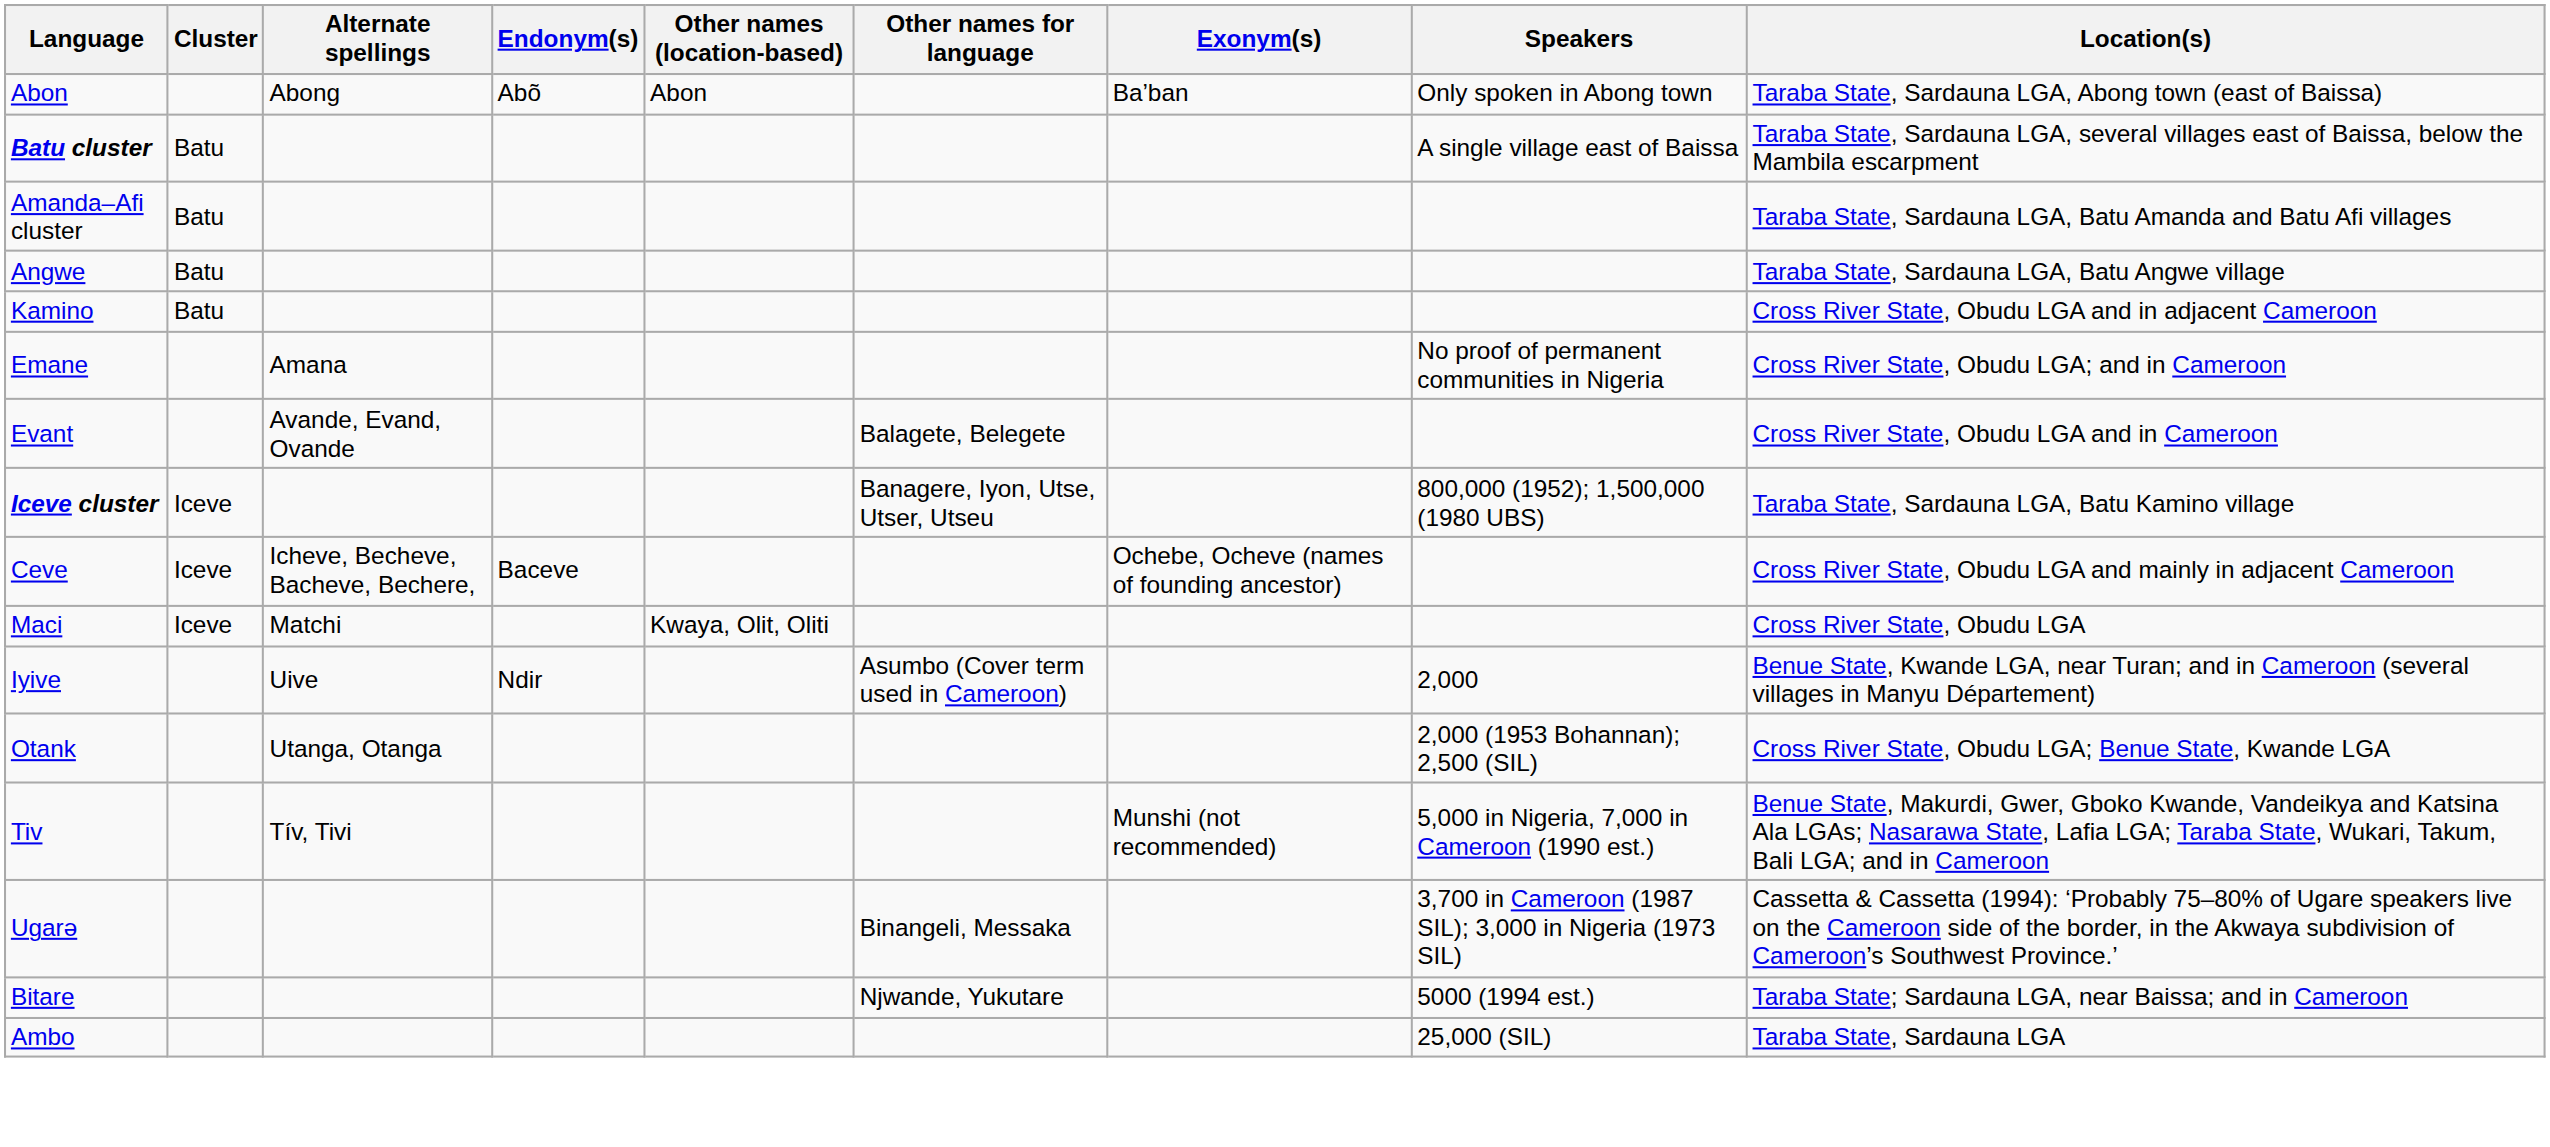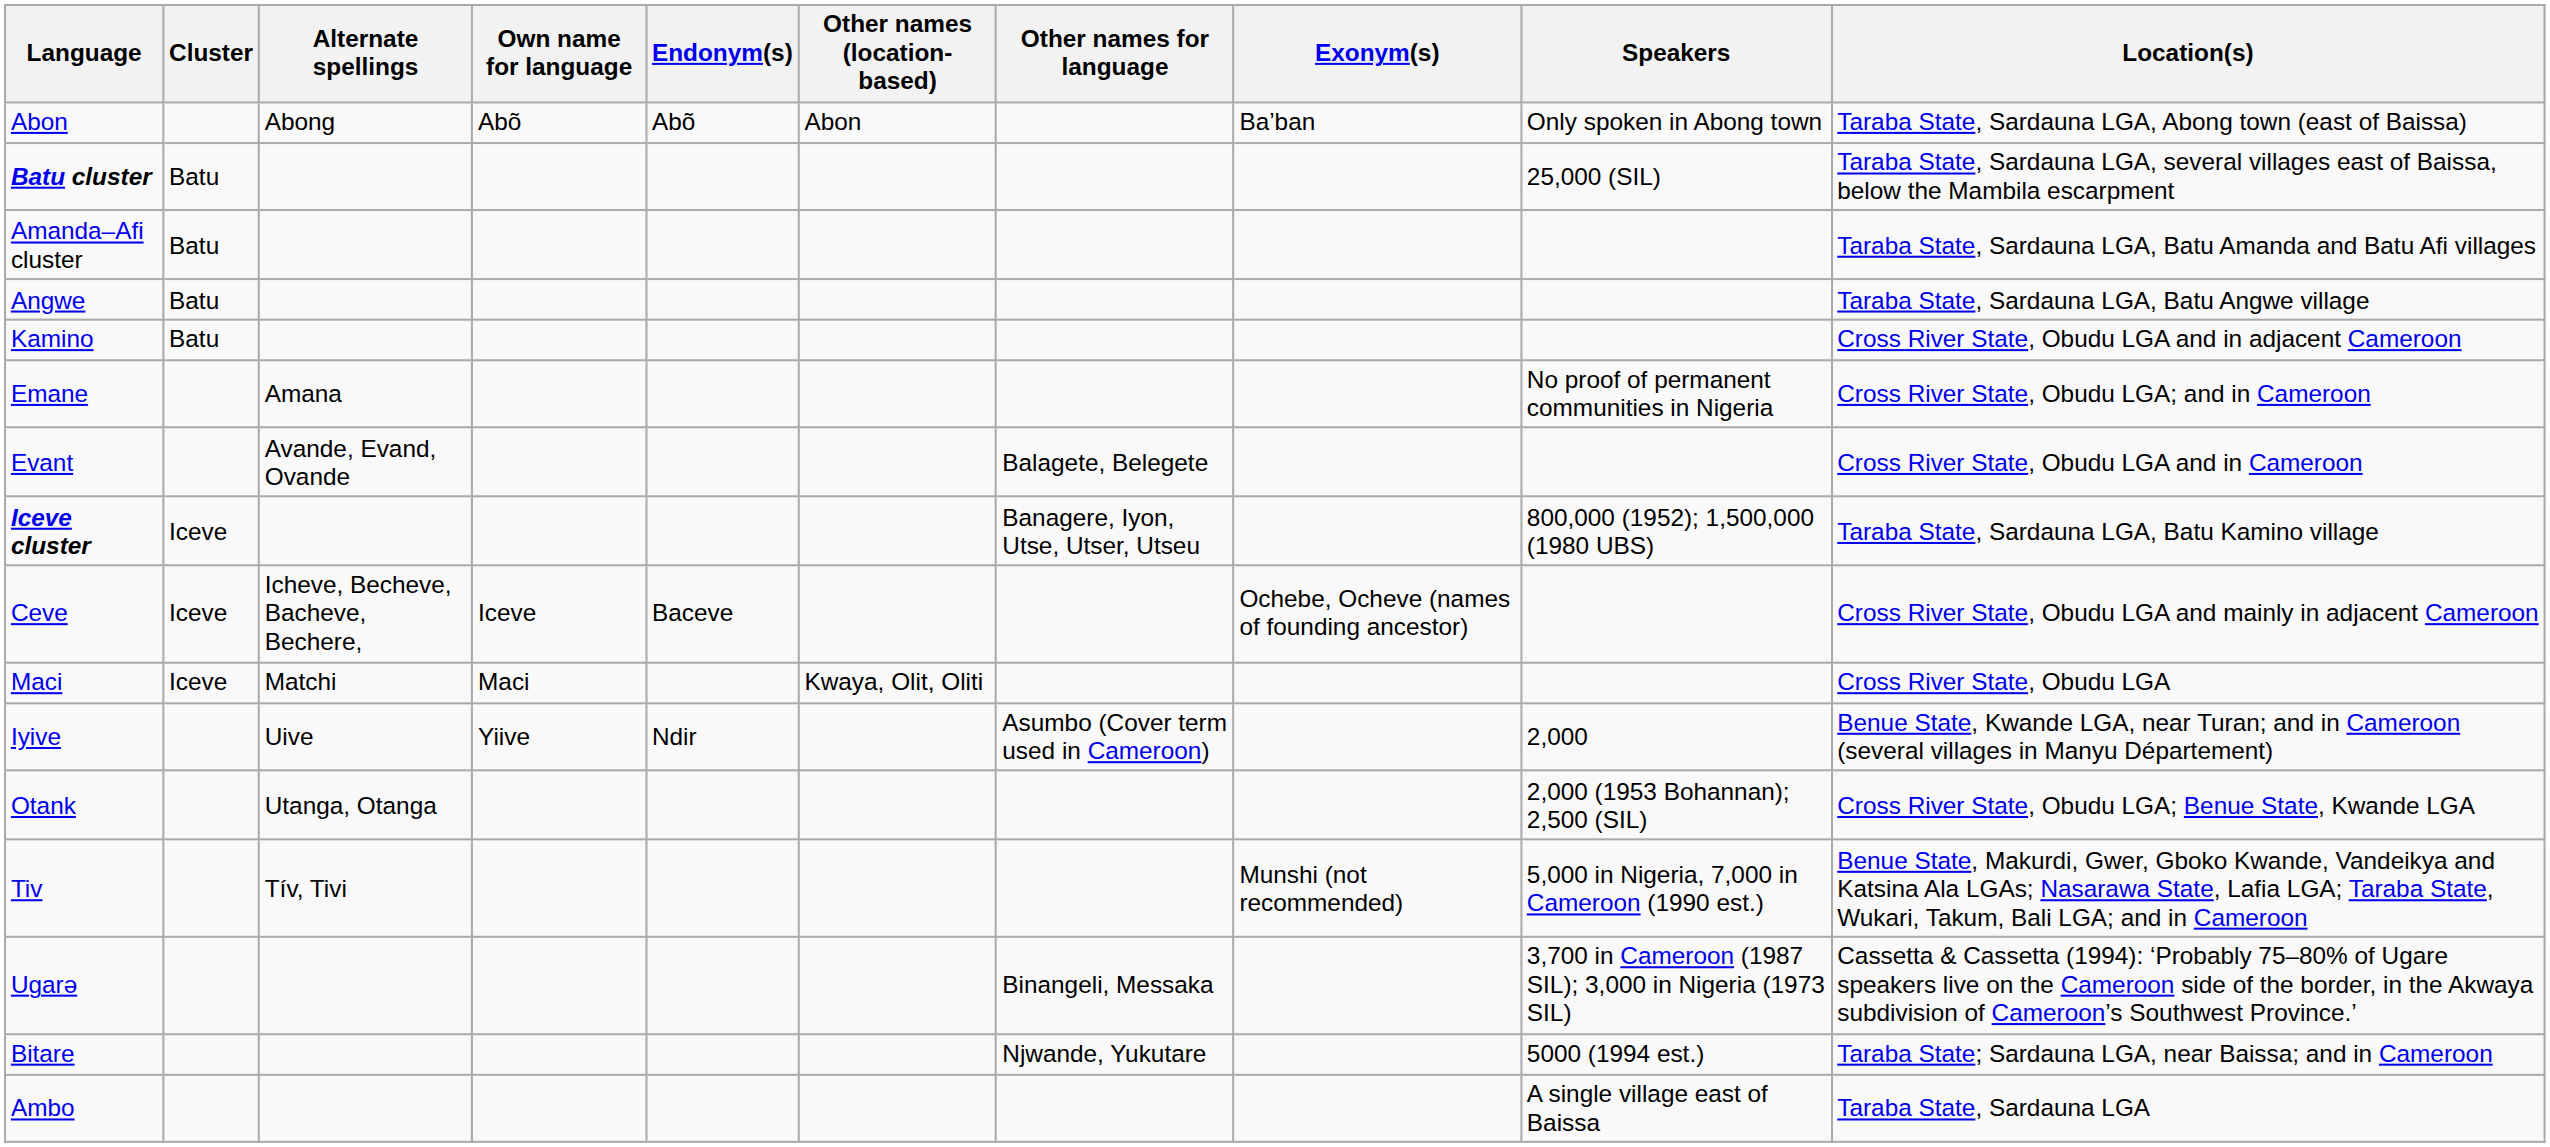+ column: (559, 54)
(1578, 148) A single village east of Baissa -> (1594, 176) 25,000 (SIL)
(1484, 1037) 25,000 (SIL) -> (1647, 1108) A single village east of Baissa
